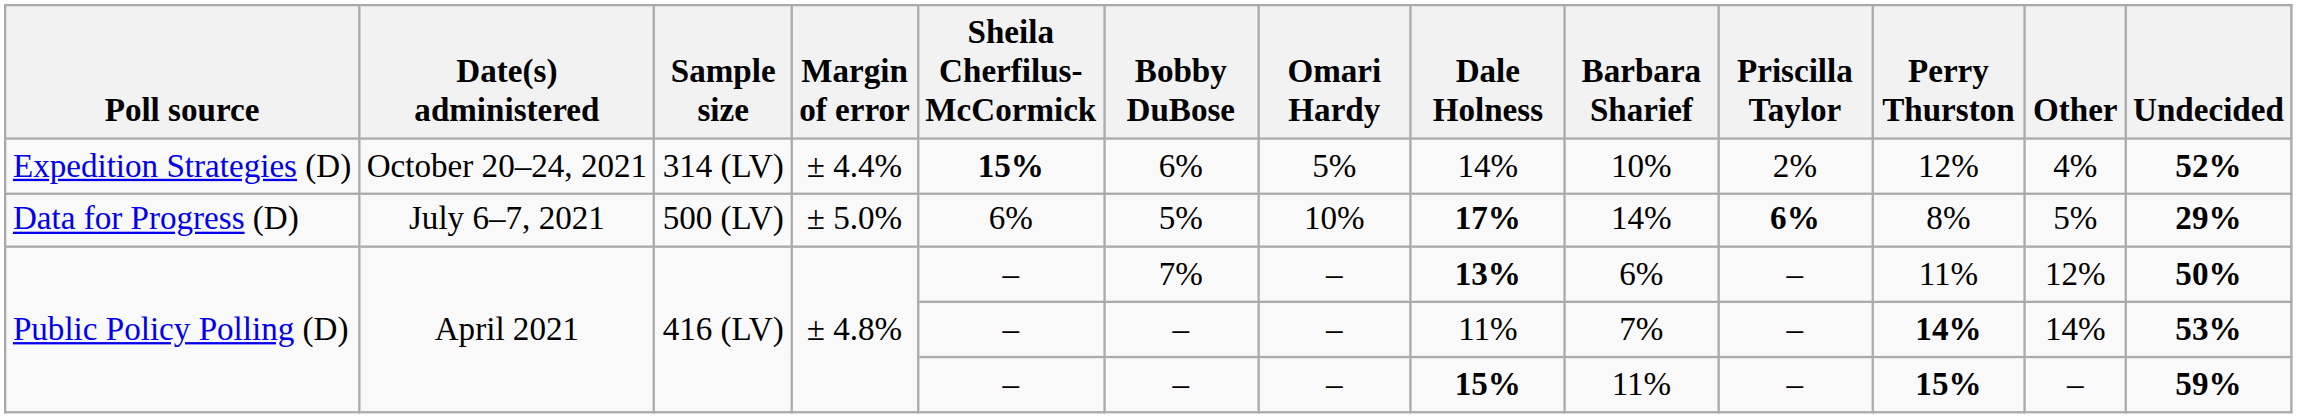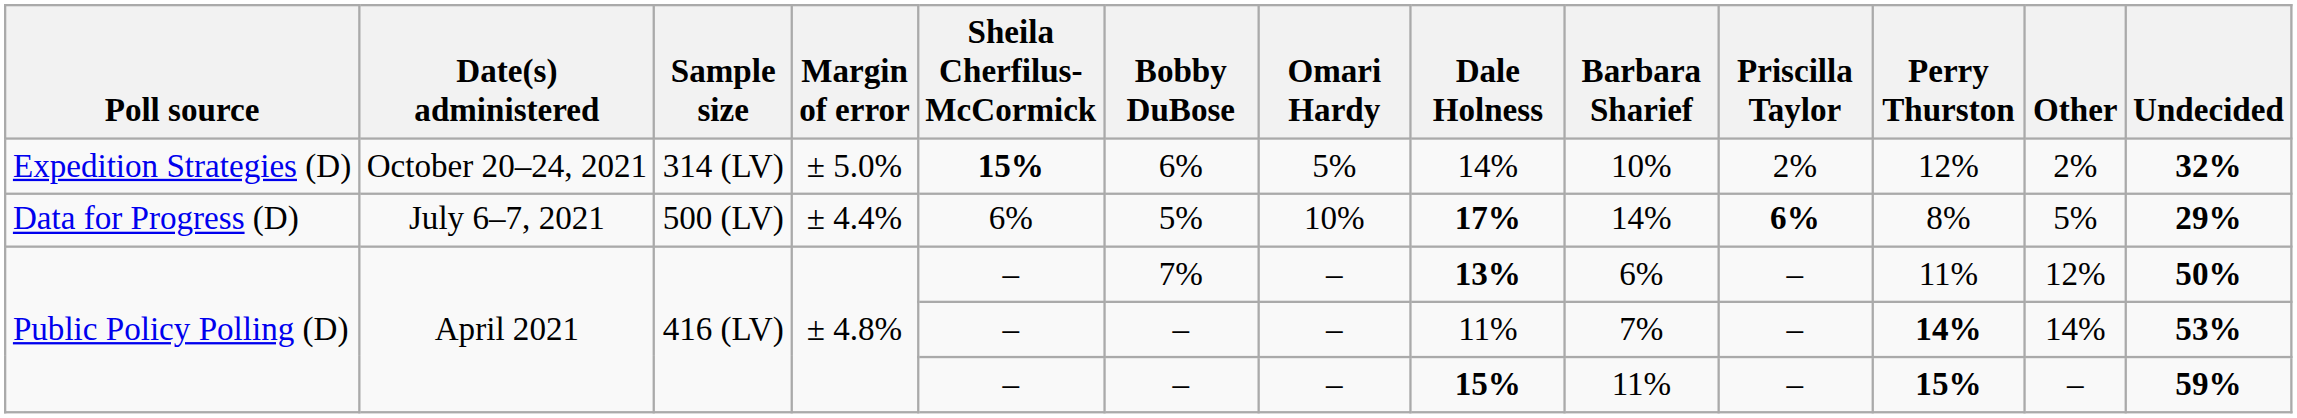(855, 165) ± 4.4% -> (855, 165) ± 5.0%
(2075, 165) 4% -> (2075, 165) 2%
(2208, 165) 52% -> (2208, 165) 32%
(855, 219) ± 5.0% -> (855, 219) ± 4.4%
